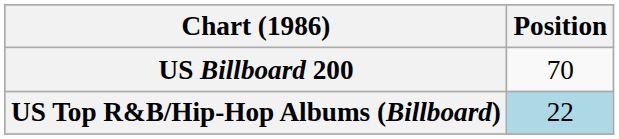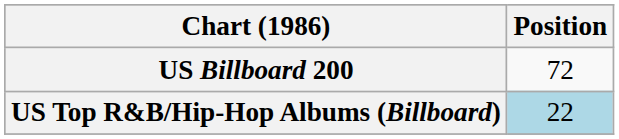(560, 69) 70 -> (560, 69) 72
